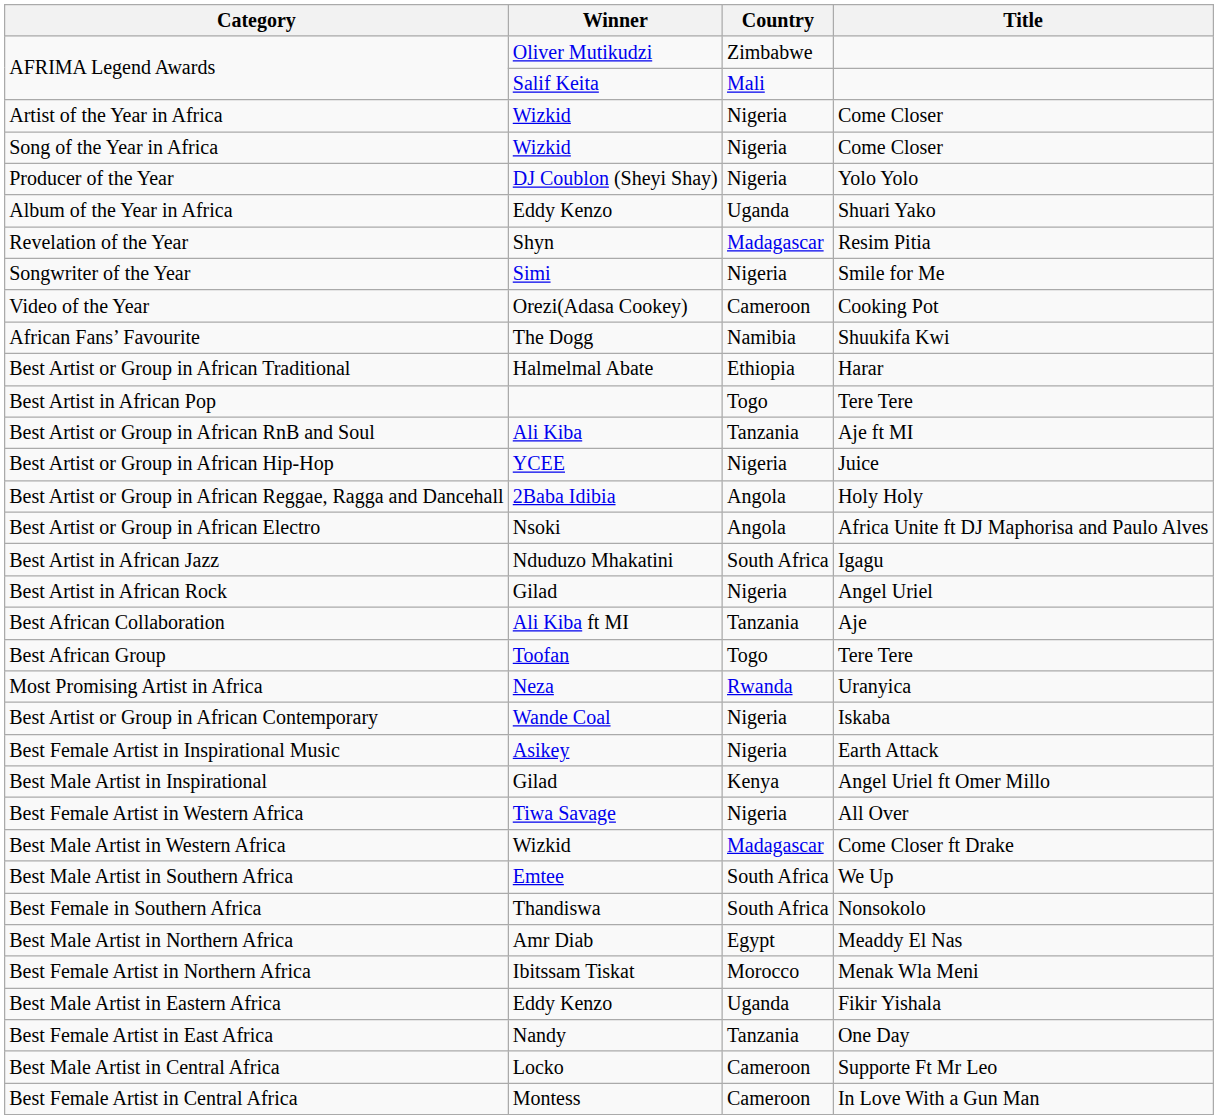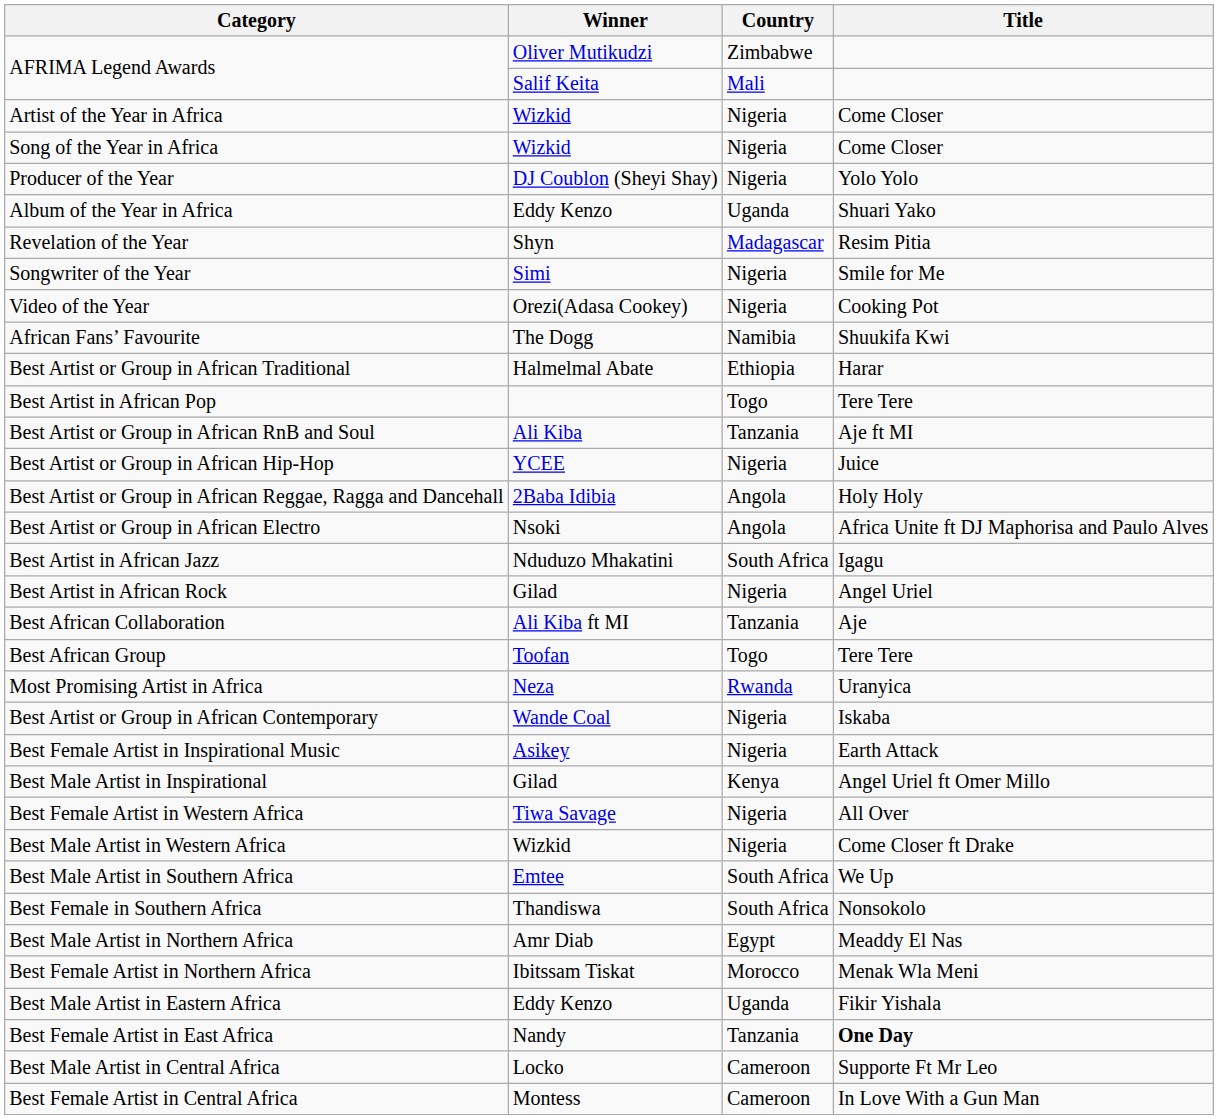(769, 305) Cameroon -> (757, 305) Nigeria
(775, 845) Madagascar -> (757, 845) Nigeria
(874, 1035) normal -> (875, 1035) bold
